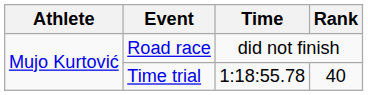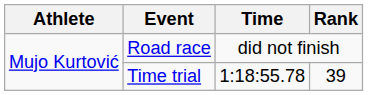(336, 77) 40 -> (336, 77) 39
